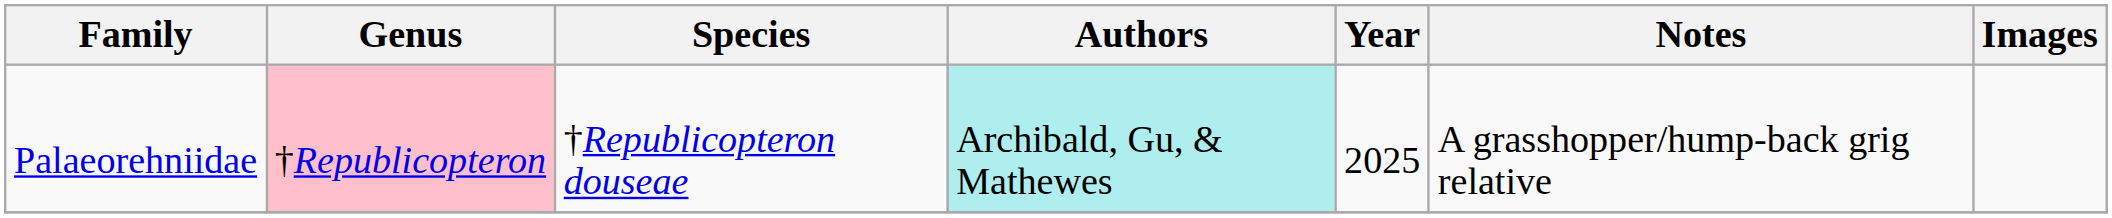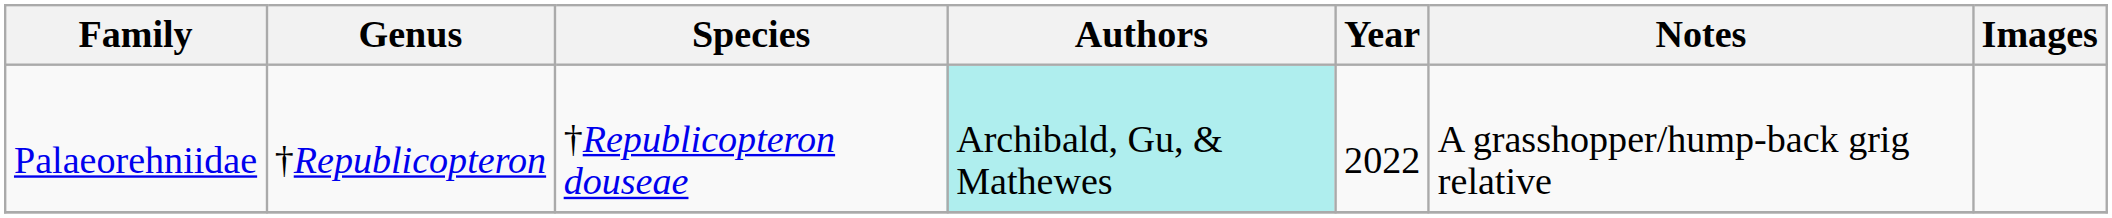(410, 159) pink background -> (410, 159) no background
(1382, 159) 2025 -> (1382, 159) 2022
